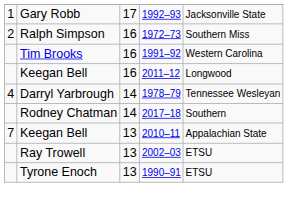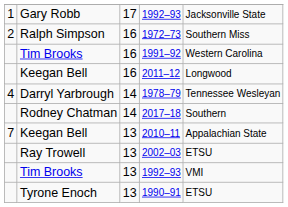+ row: (51, 172)
